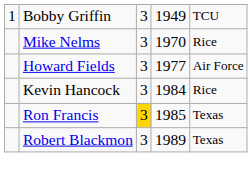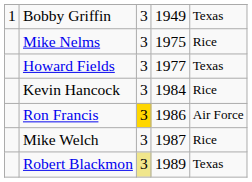(206, 16) TCU -> (208, 16) Texas
(170, 41) 1970 -> (170, 41) 1975
(218, 66) Air Force -> (208, 66) Texas
(170, 115) 1985 -> (170, 115) 1986
(208, 115) Texas -> (218, 115) Air Force
+ row: (61, 139)
(144, 139) no background -> (144, 164) khaki background
